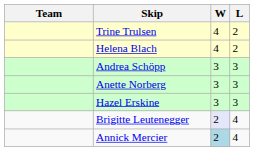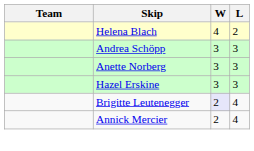- row: (126, 31)
(216, 137) lightblue background -> (216, 119) no background
